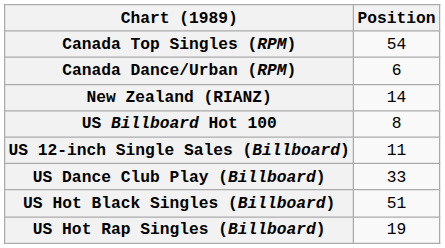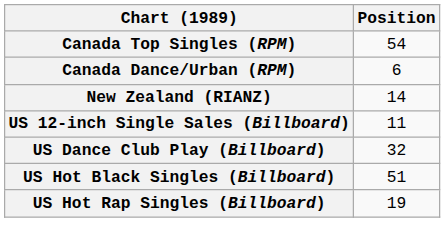- row: (179, 124)
(397, 177) 33 -> (397, 150) 32
